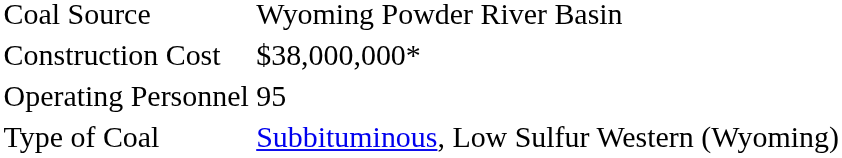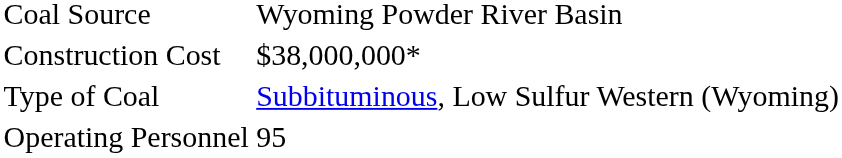rows swapped: (82, 137) <-> (126, 96)
